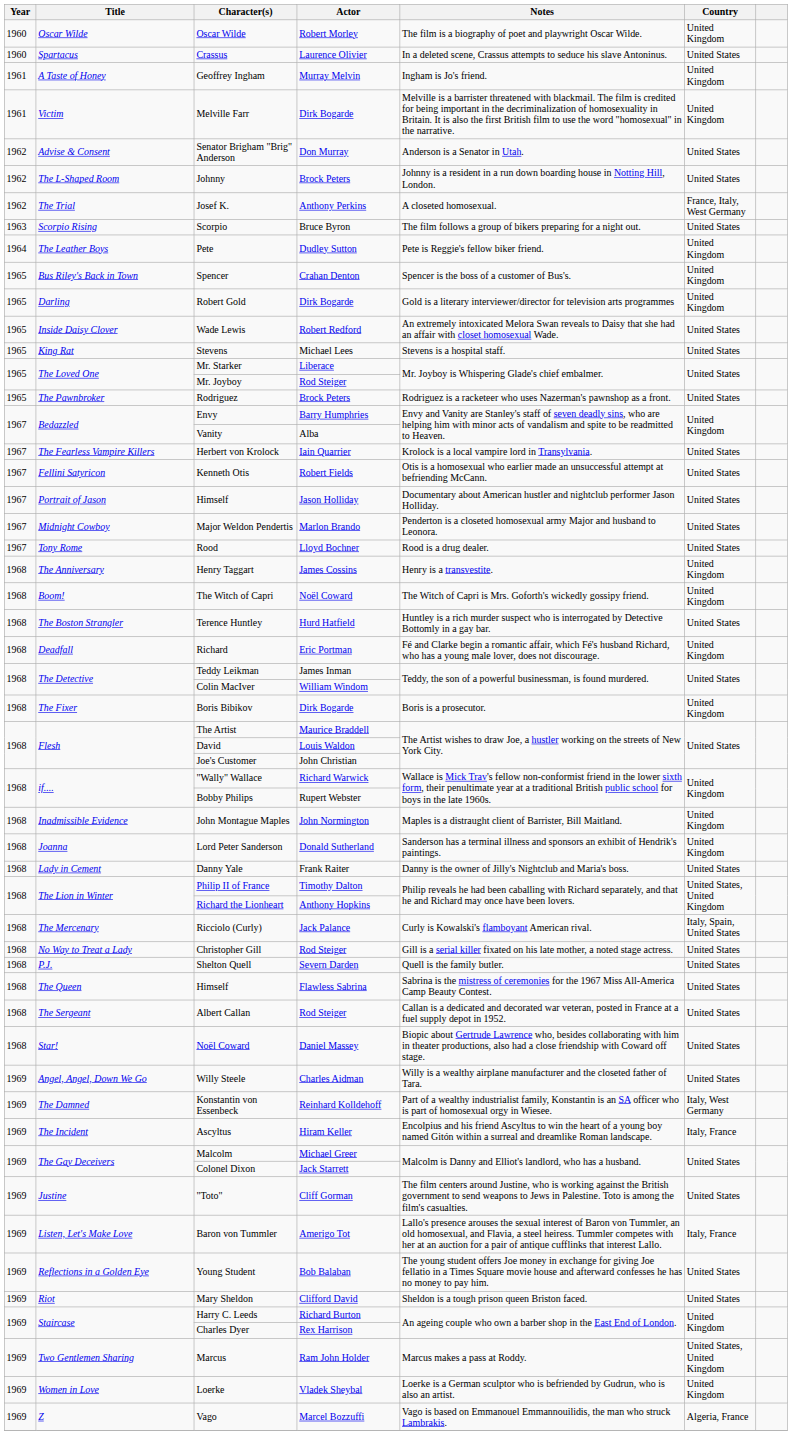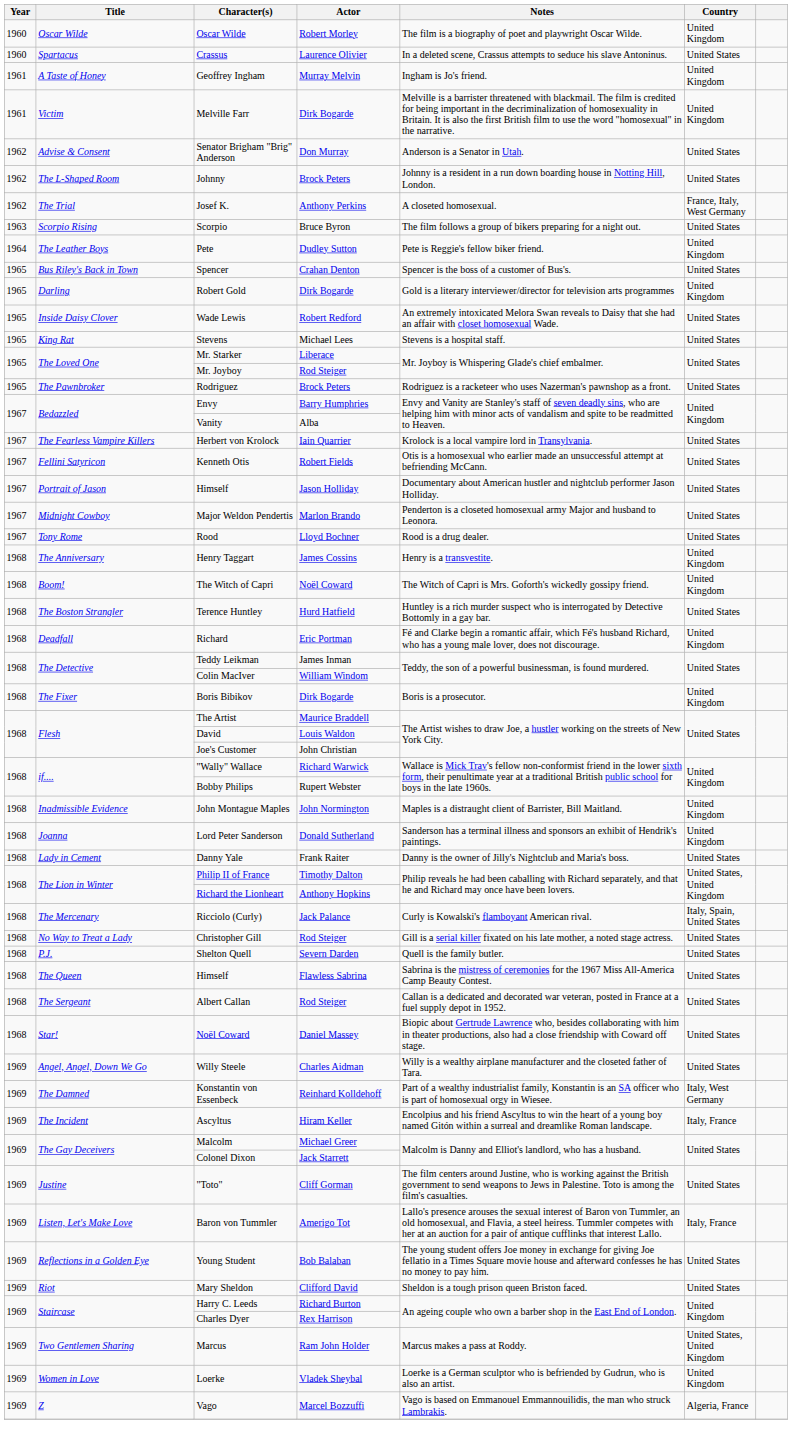(706, 275) United Kingdom -> (713, 270) United States
